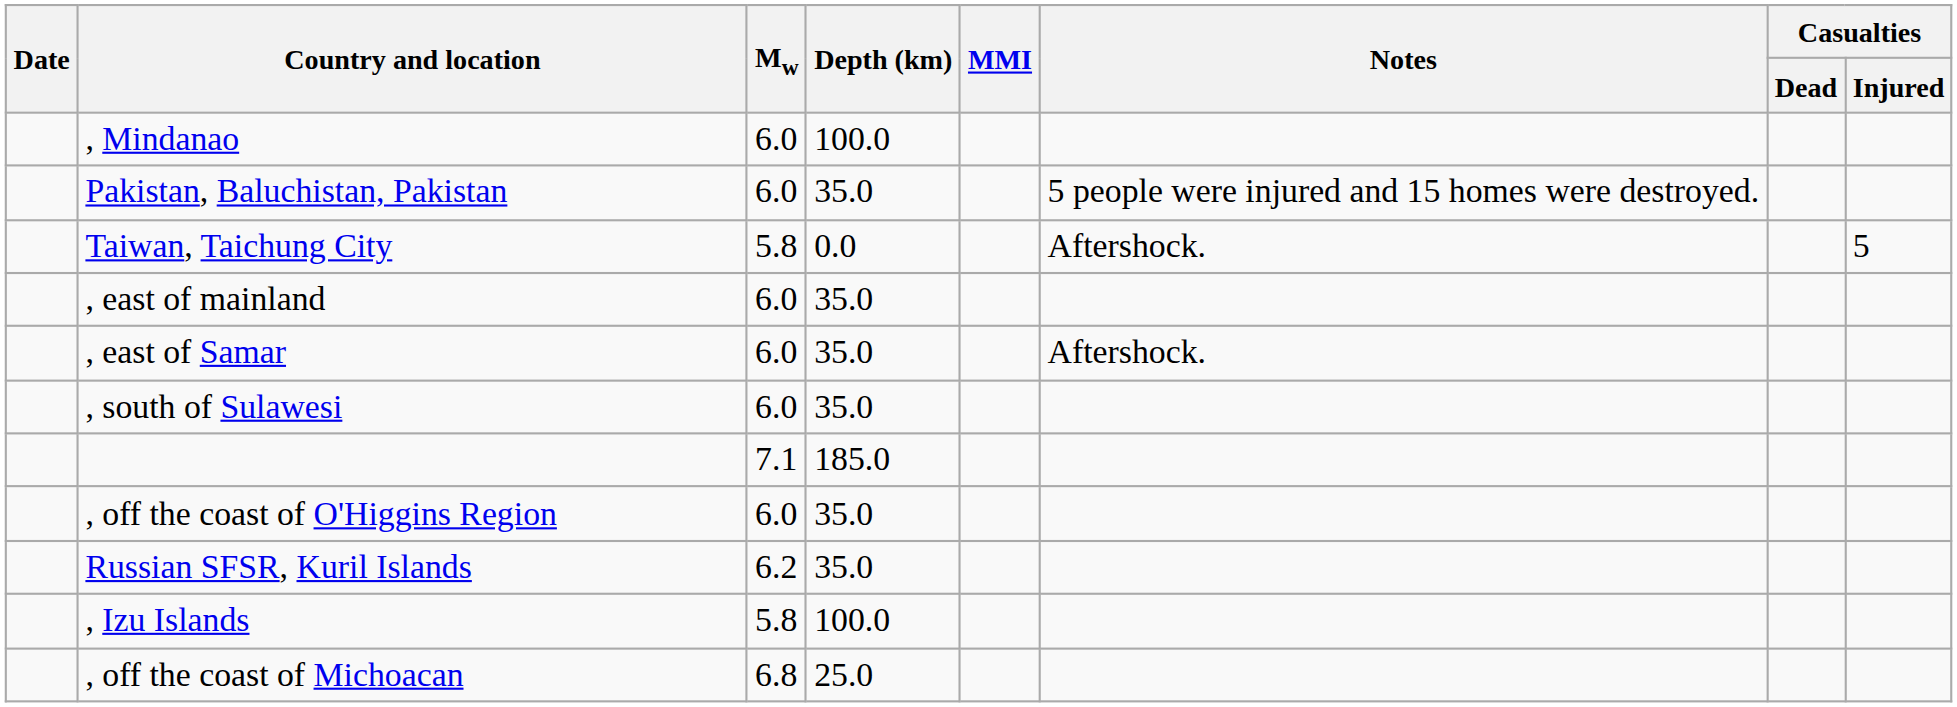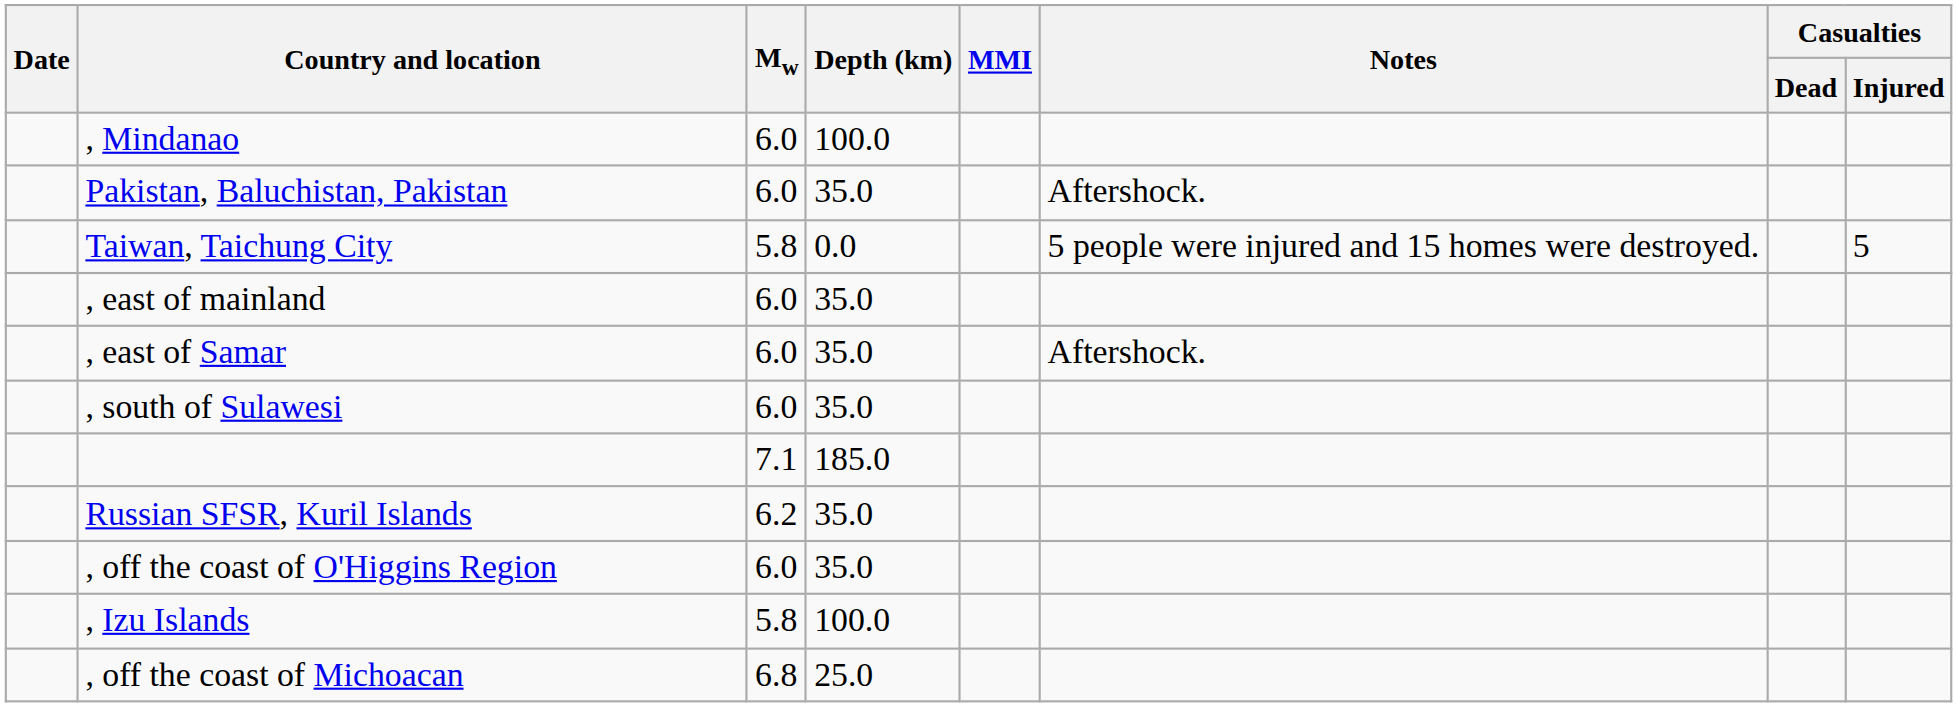(1403, 191) 5 people were injured and 15 homes were destroyed. -> (1127, 191) Aftershock.
(1127, 245) Aftershock. -> (1403, 245) 5 people were injured and 15 homes were destroyed.
rows swapped: (279, 566) <-> (321, 513)
